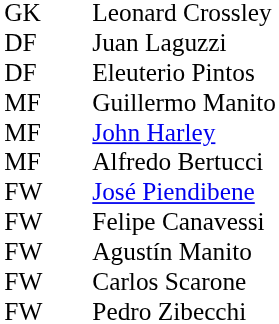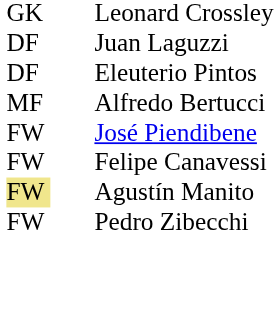- row: (184, 102)
- row: (154, 132)
(23, 251) no background -> (25, 192) khaki background
- row: (169, 281)
